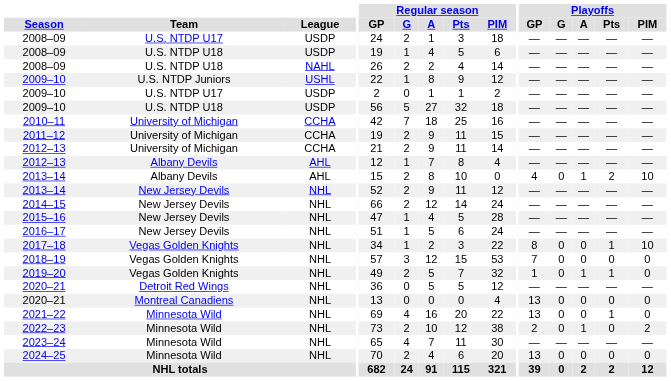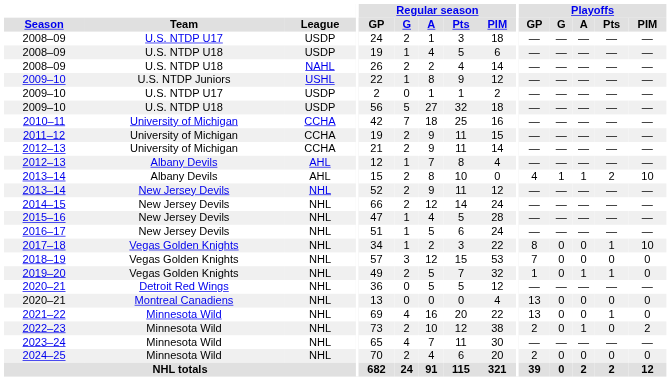(561, 176) 0 -> (561, 176) 1
(534, 356) 13 -> (534, 356) 2
